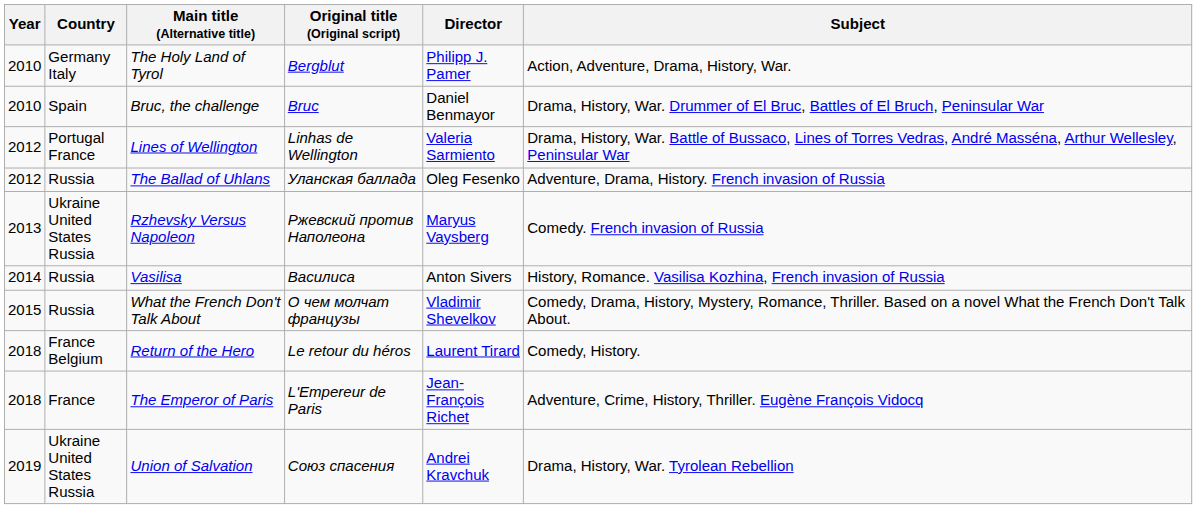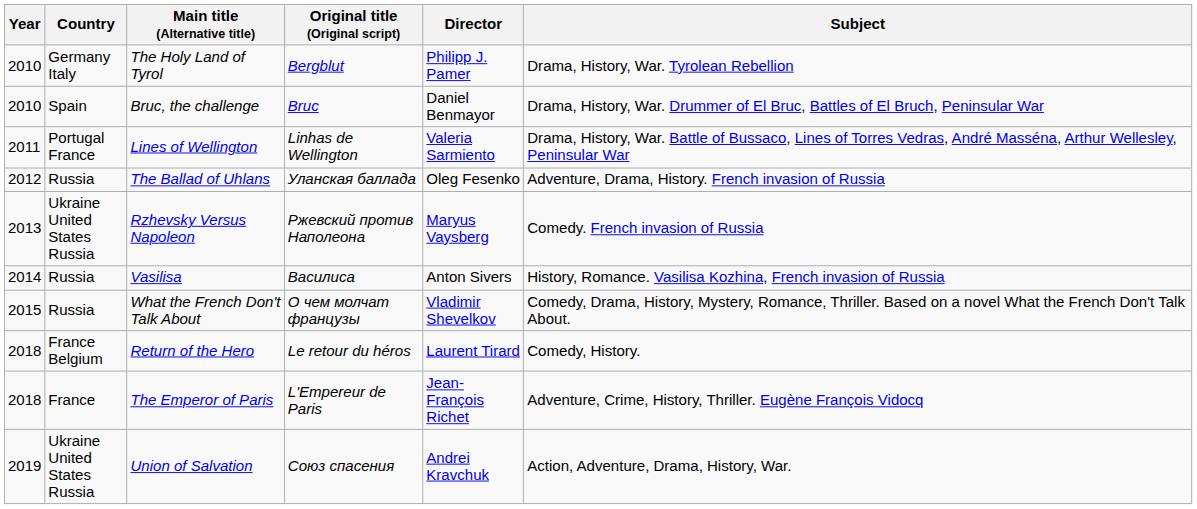(659, 65) Action, Adventure, Drama, History, War. -> (660, 65) Drama, History, War. Tyrolean Rebellion
(25, 147) 2012 -> (24, 147) 2011
(660, 466) Drama, History, War. Tyrolean Rebellion -> (659, 466) Action, Adventure, Drama, History, War.
